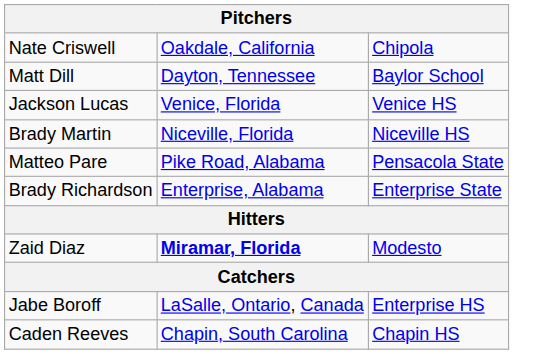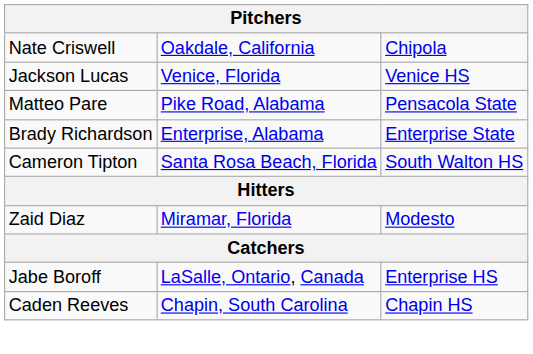- row: (41, 76)
- row: (60, 133)
+ row: (73, 162)
(231, 248) bold -> (226, 219) normal
